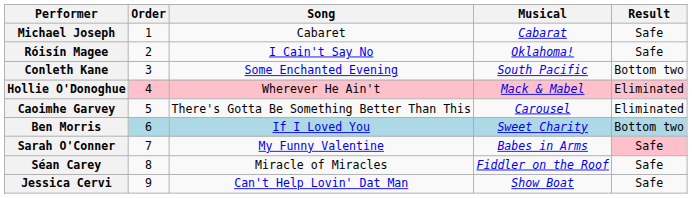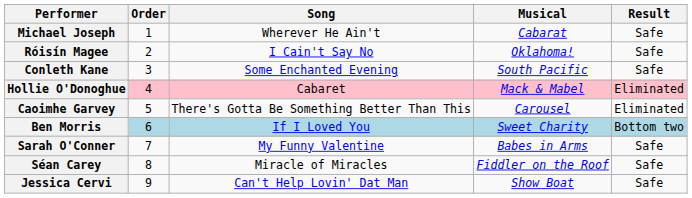(321, 33) Cabaret -> (321, 33) Wherever He Ain't
(649, 70) Bottom two -> (649, 70) Safe
(321, 89) Wherever He Ain't -> (321, 89) Cabaret
(649, 146) pink background -> (649, 146) no background
